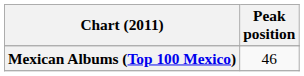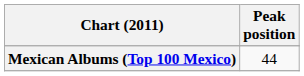(269, 58) 46 -> (269, 58) 44
